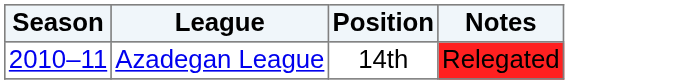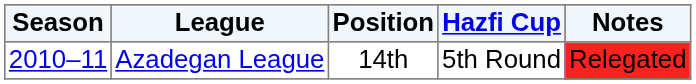+ column: (502, 23)
